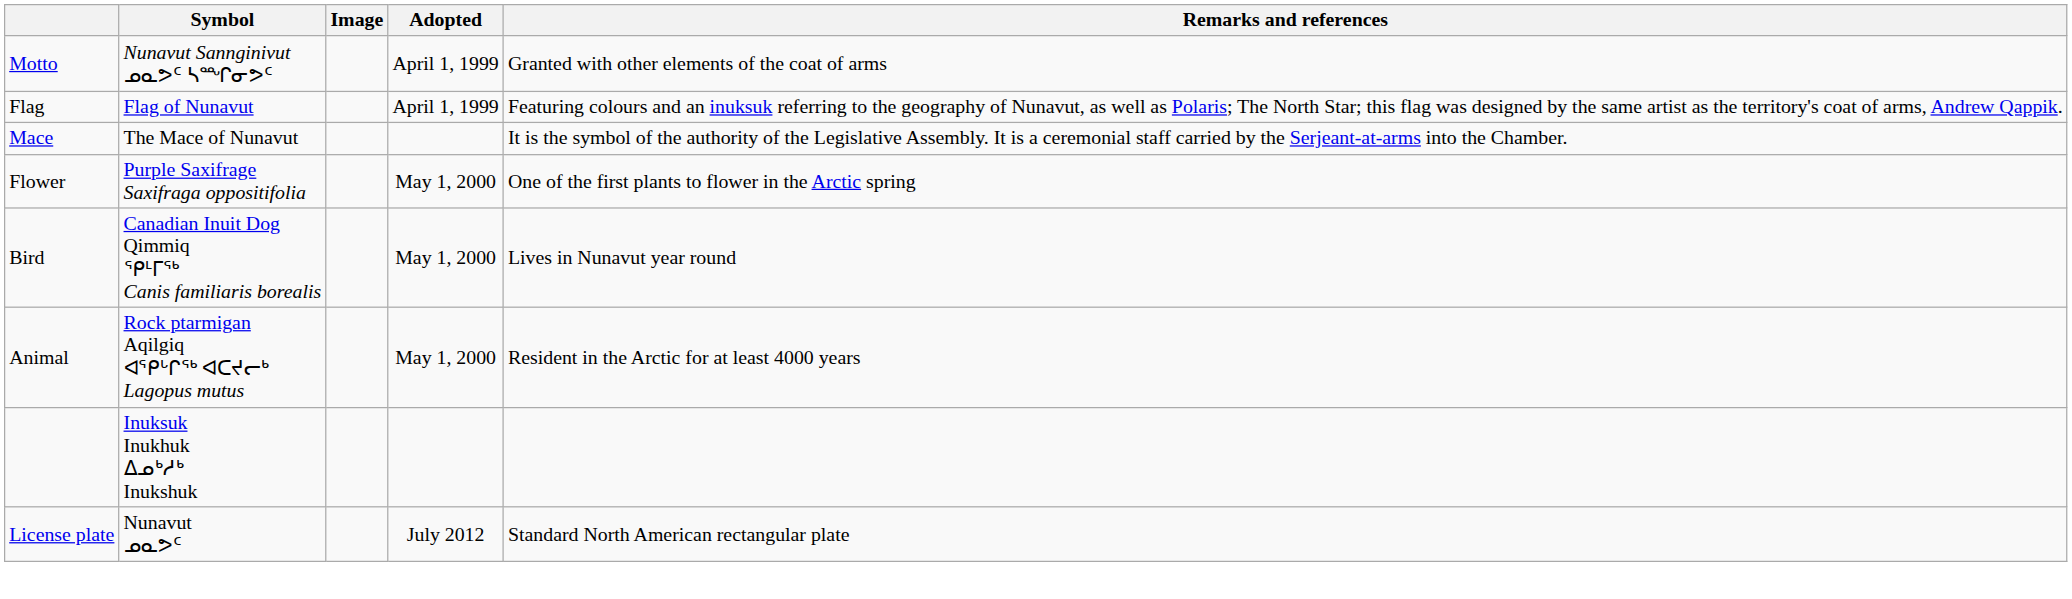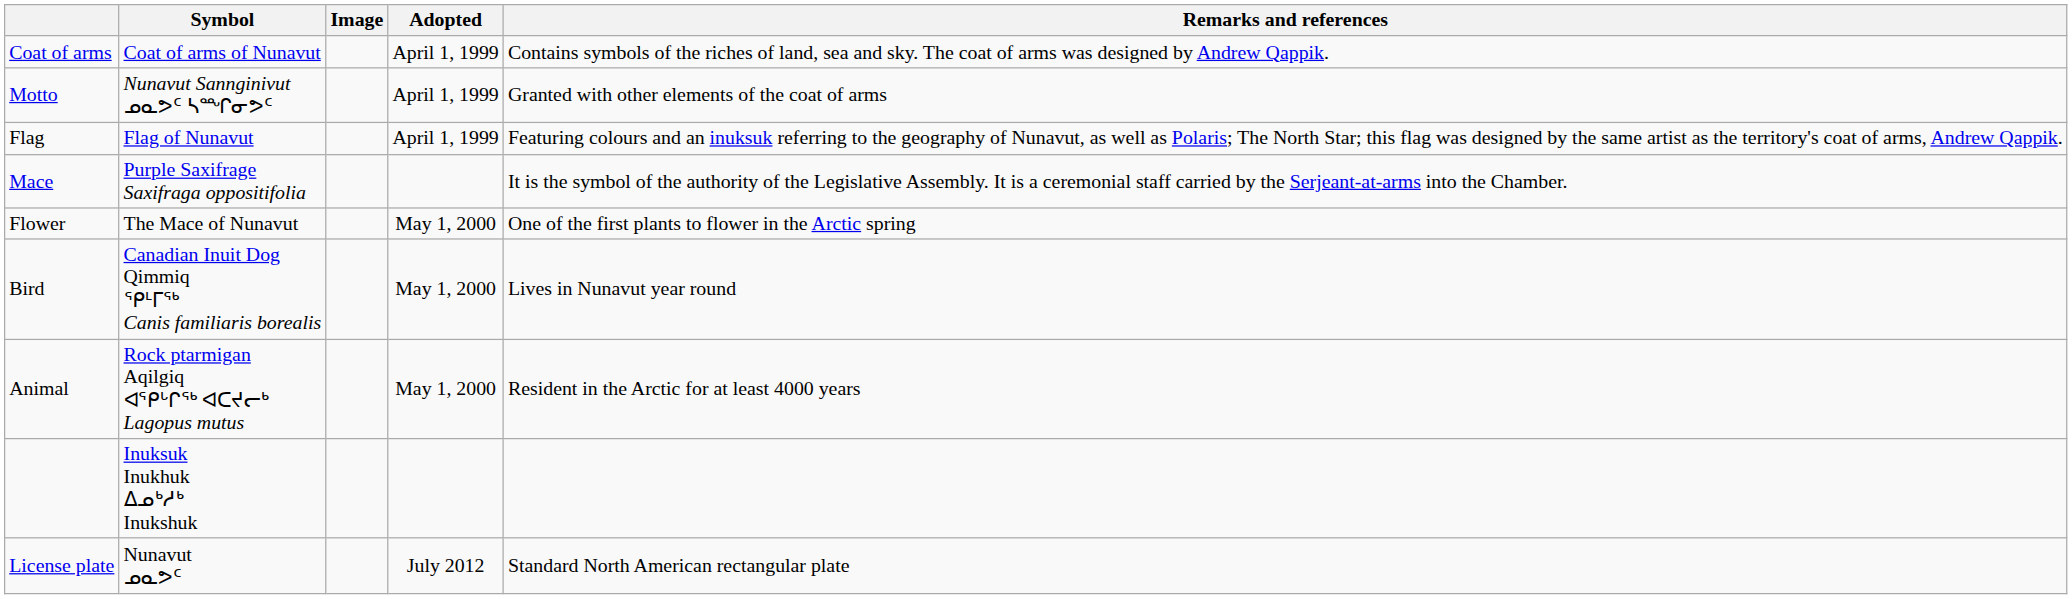+ row: (60, 51)
(211, 138) The Mace of Nunavut -> (215, 180) Purple Saxifrage Saxifraga oppositifolia
(215, 180) Purple Saxifrage Saxifraga oppositifolia -> (211, 223) The Mace of Nunavut
